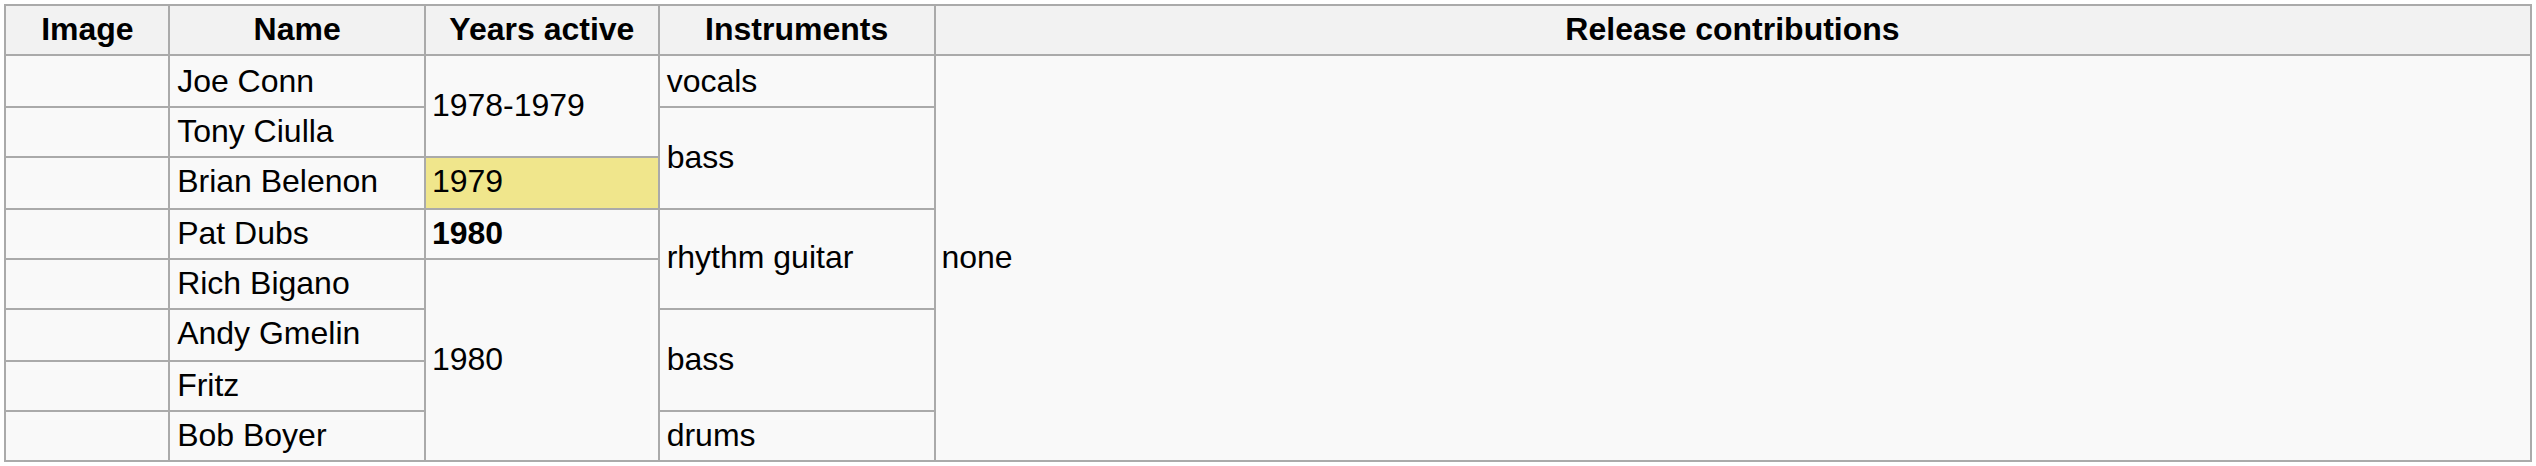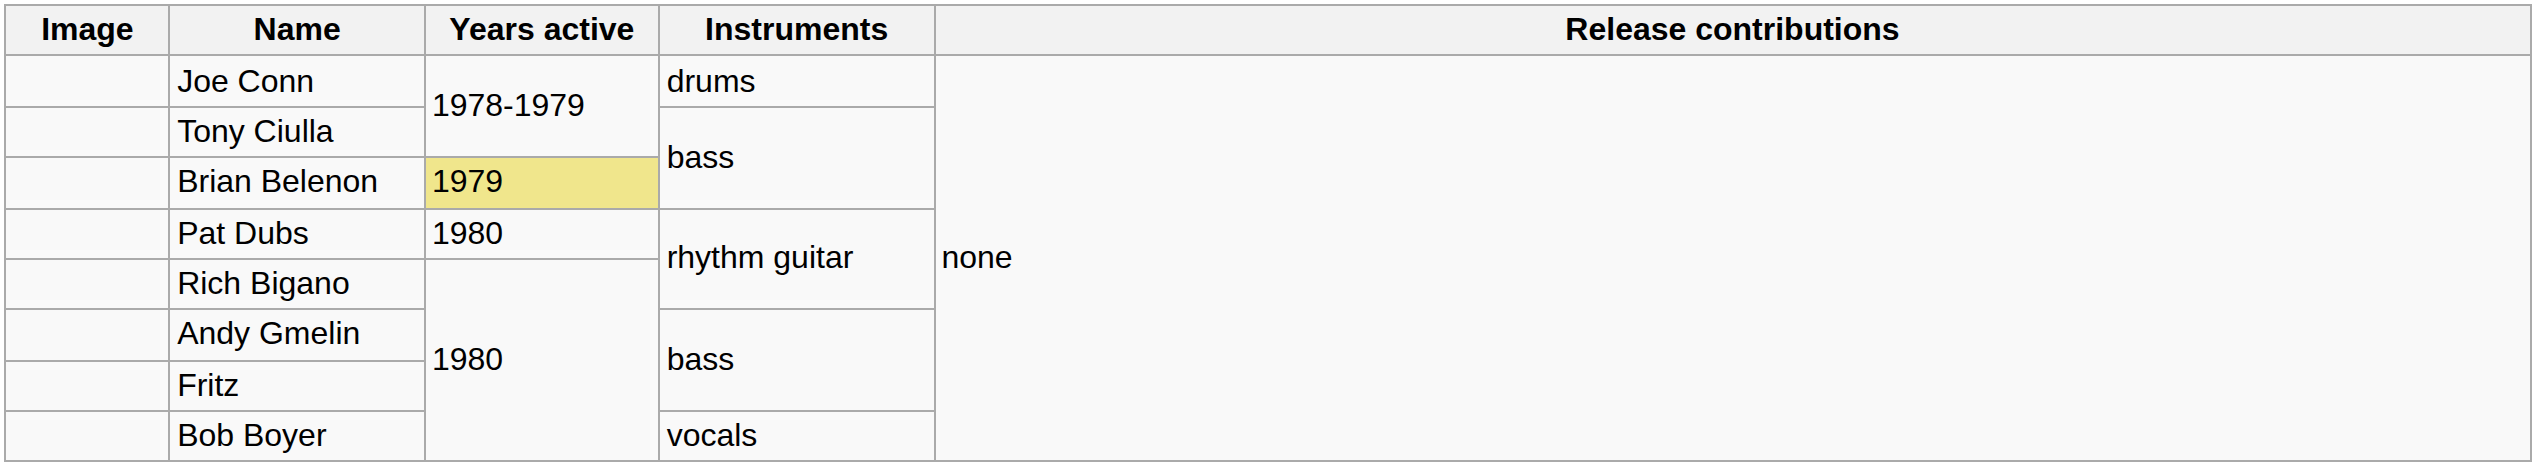(712, 80) vocals -> (711, 80) drums
(467, 232) bold -> (467, 232) normal
(711, 435) drums -> (712, 435) vocals
